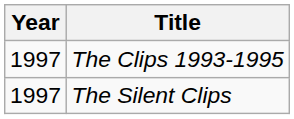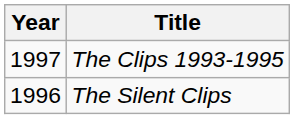(35, 95) 1997 -> (35, 95) 1996
